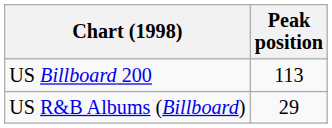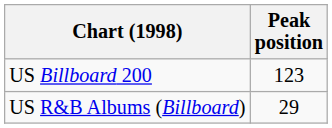(289, 75) 113 -> (289, 75) 123
